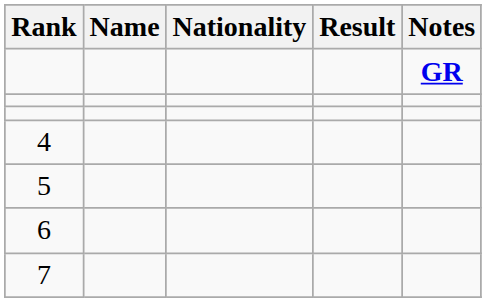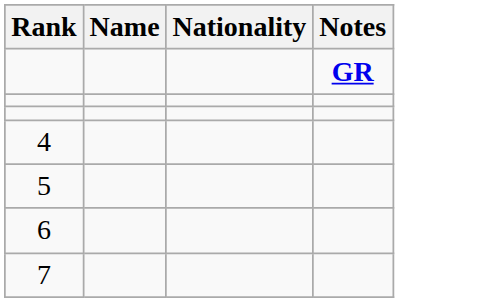- column: (357, 26)
